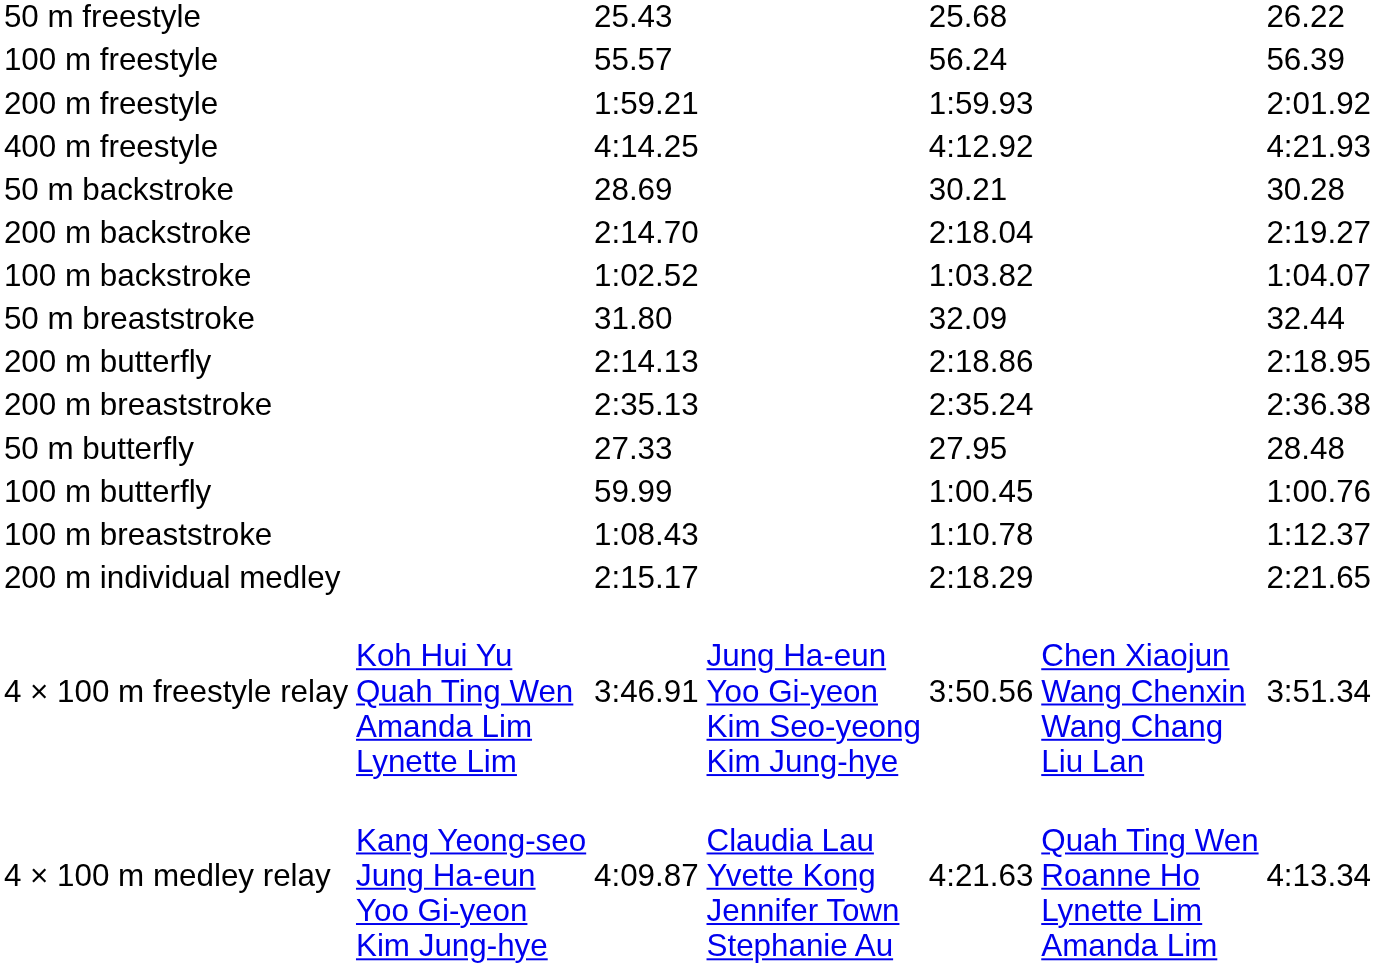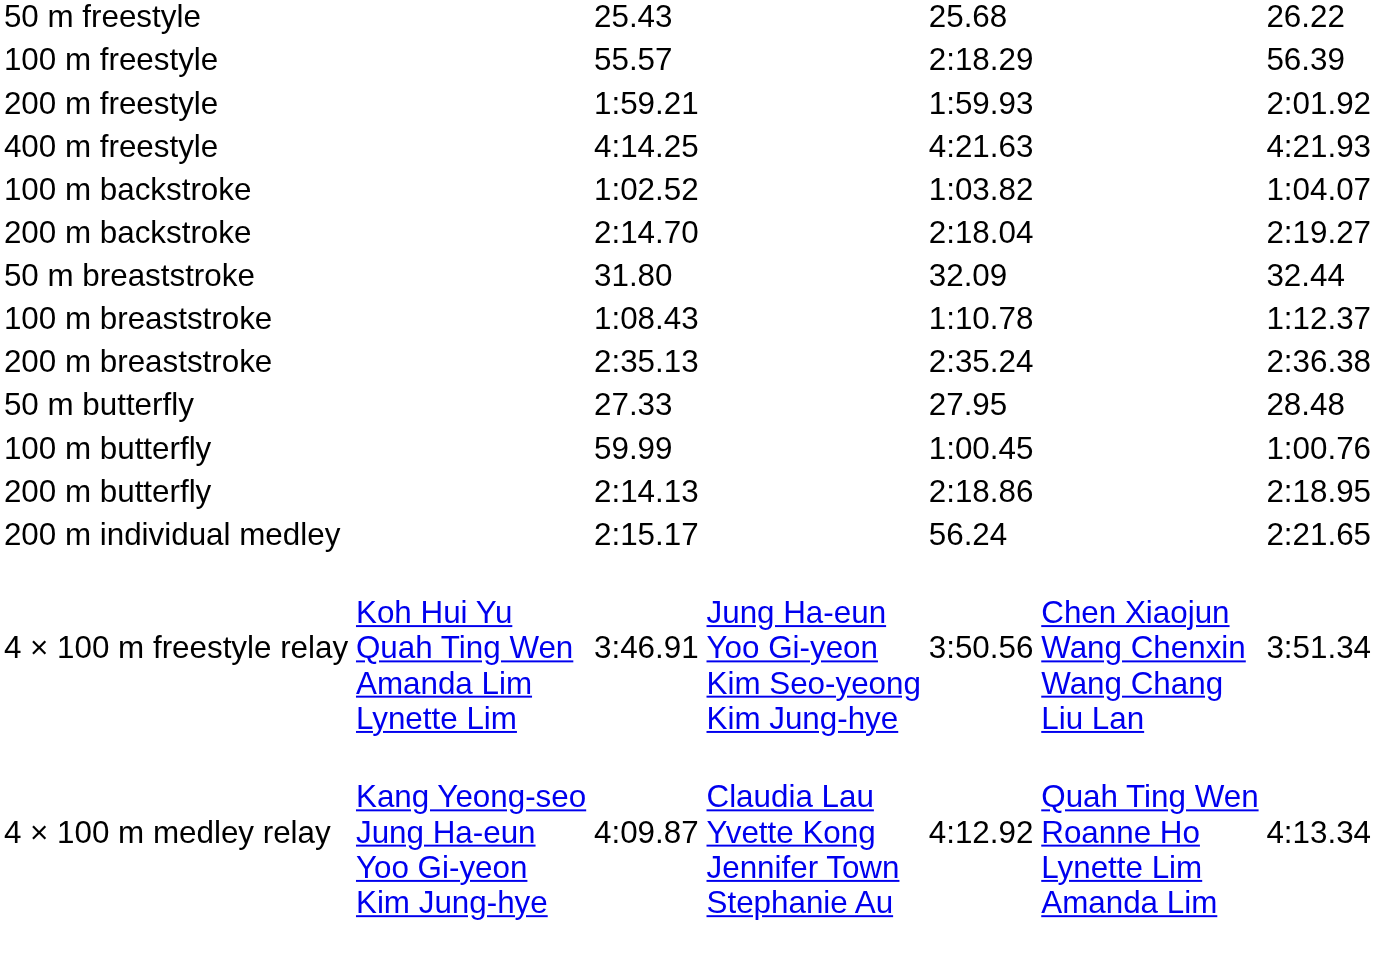(968, 60) 56.24 -> (981, 60) 2:18.29
(981, 146) 4:12.92 -> (981, 146) 4:21.63
- row: (119, 189)
rows swapped: (128, 275) <-> (128, 232)
rows swapped: (138, 534) <-> (108, 362)
(981, 577) 2:18.29 -> (968, 534) 56.24
(981, 875) 4:21.63 -> (981, 832) 4:12.92
